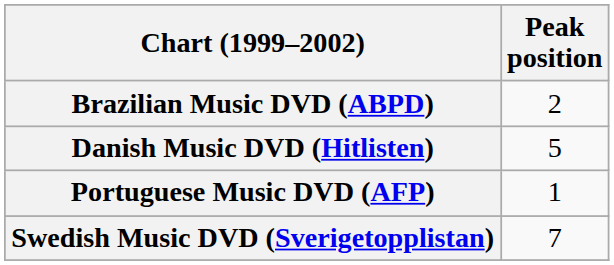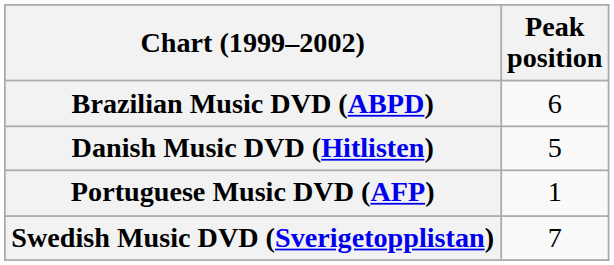(555, 103) 2 -> (555, 103) 6
